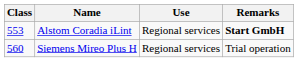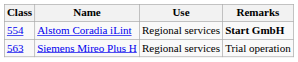(15, 30) 553 -> (15, 30) 554
(15, 48) 560 -> (15, 48) 563
